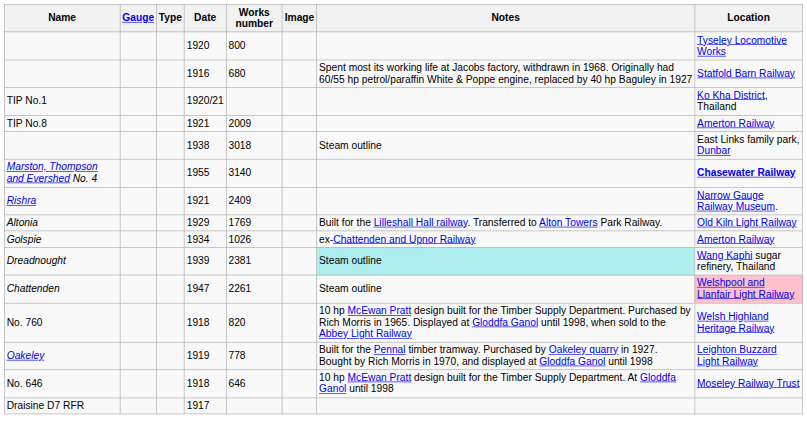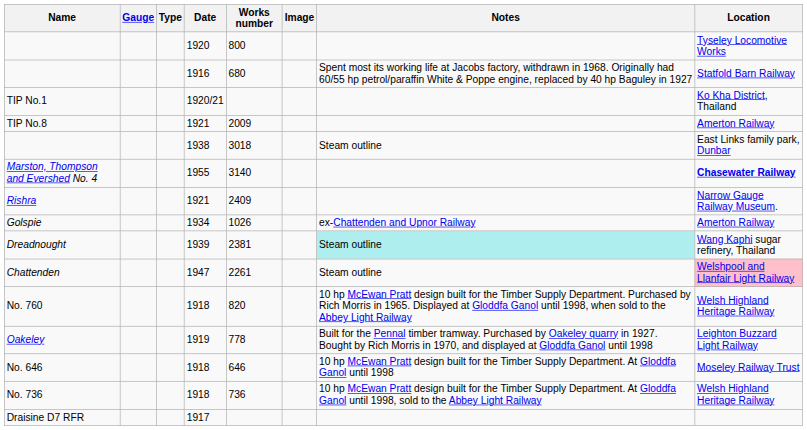- row: (22, 223)
+ row: (25, 395)
